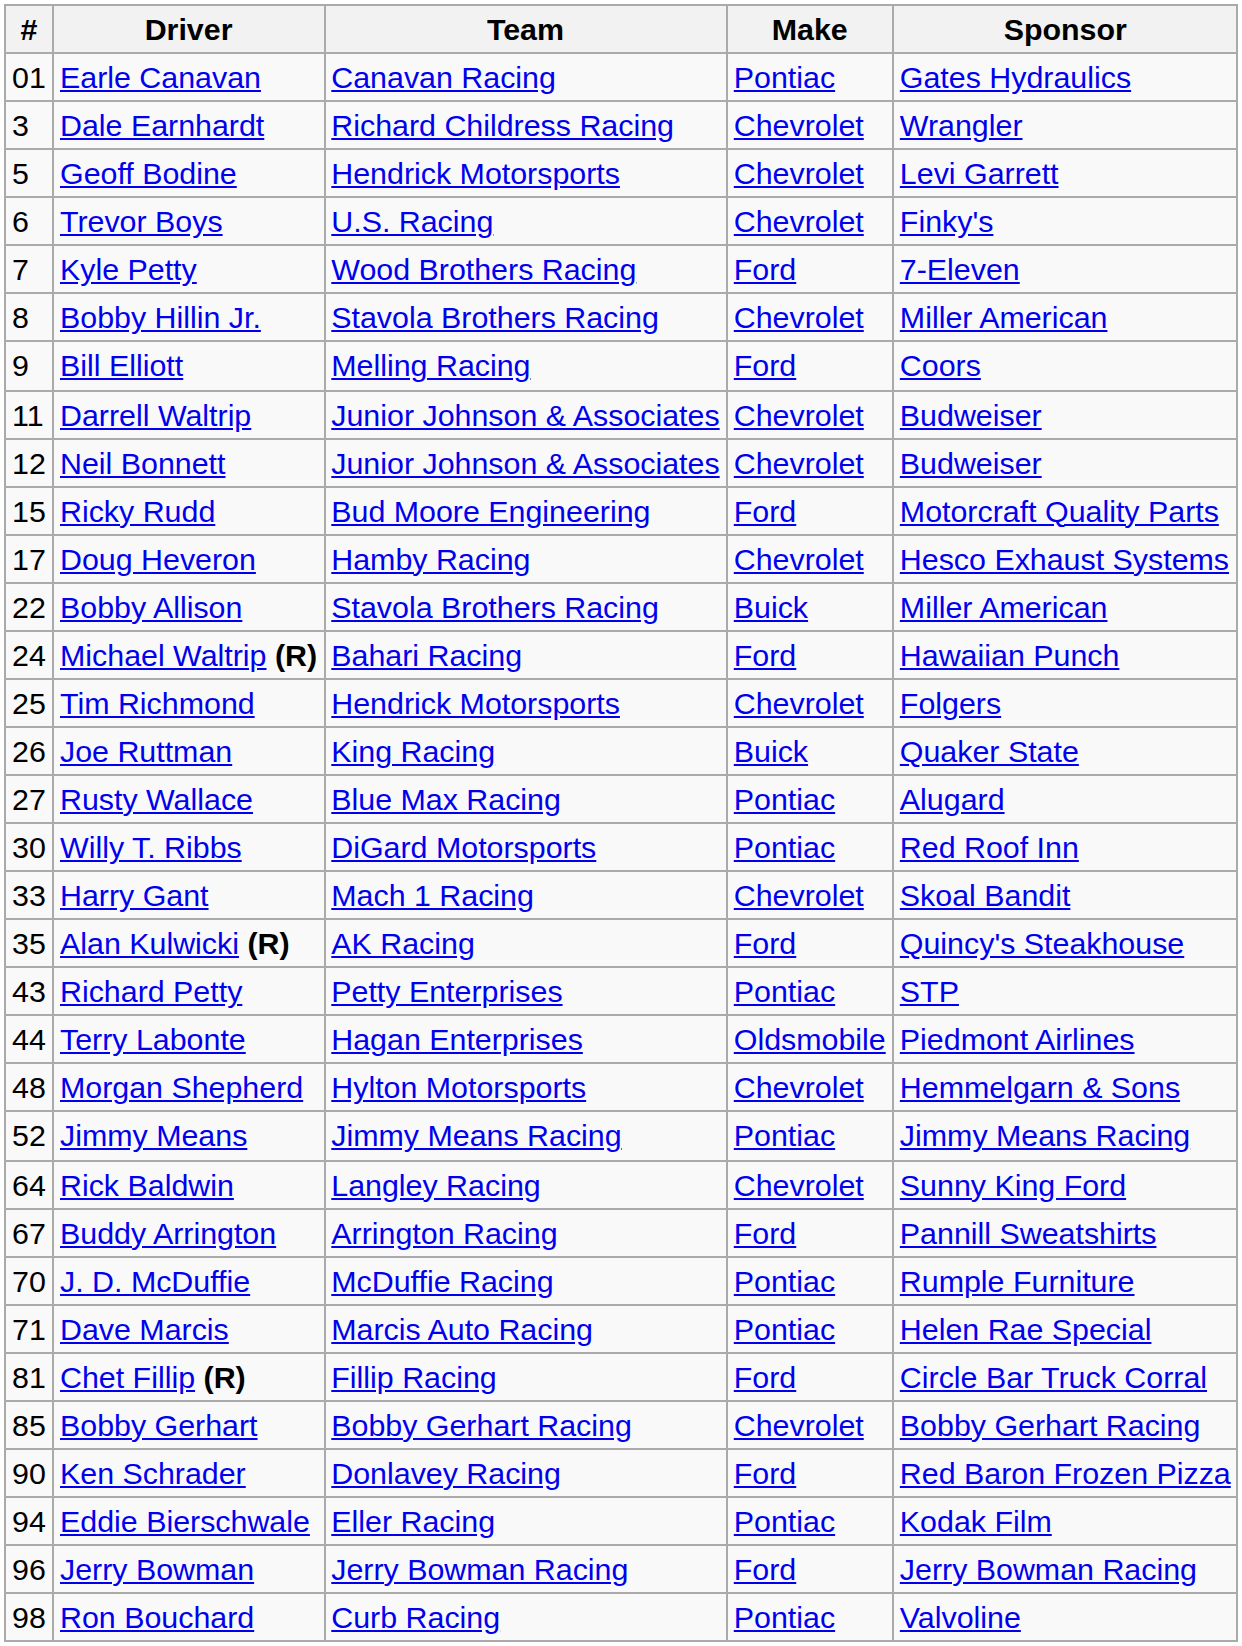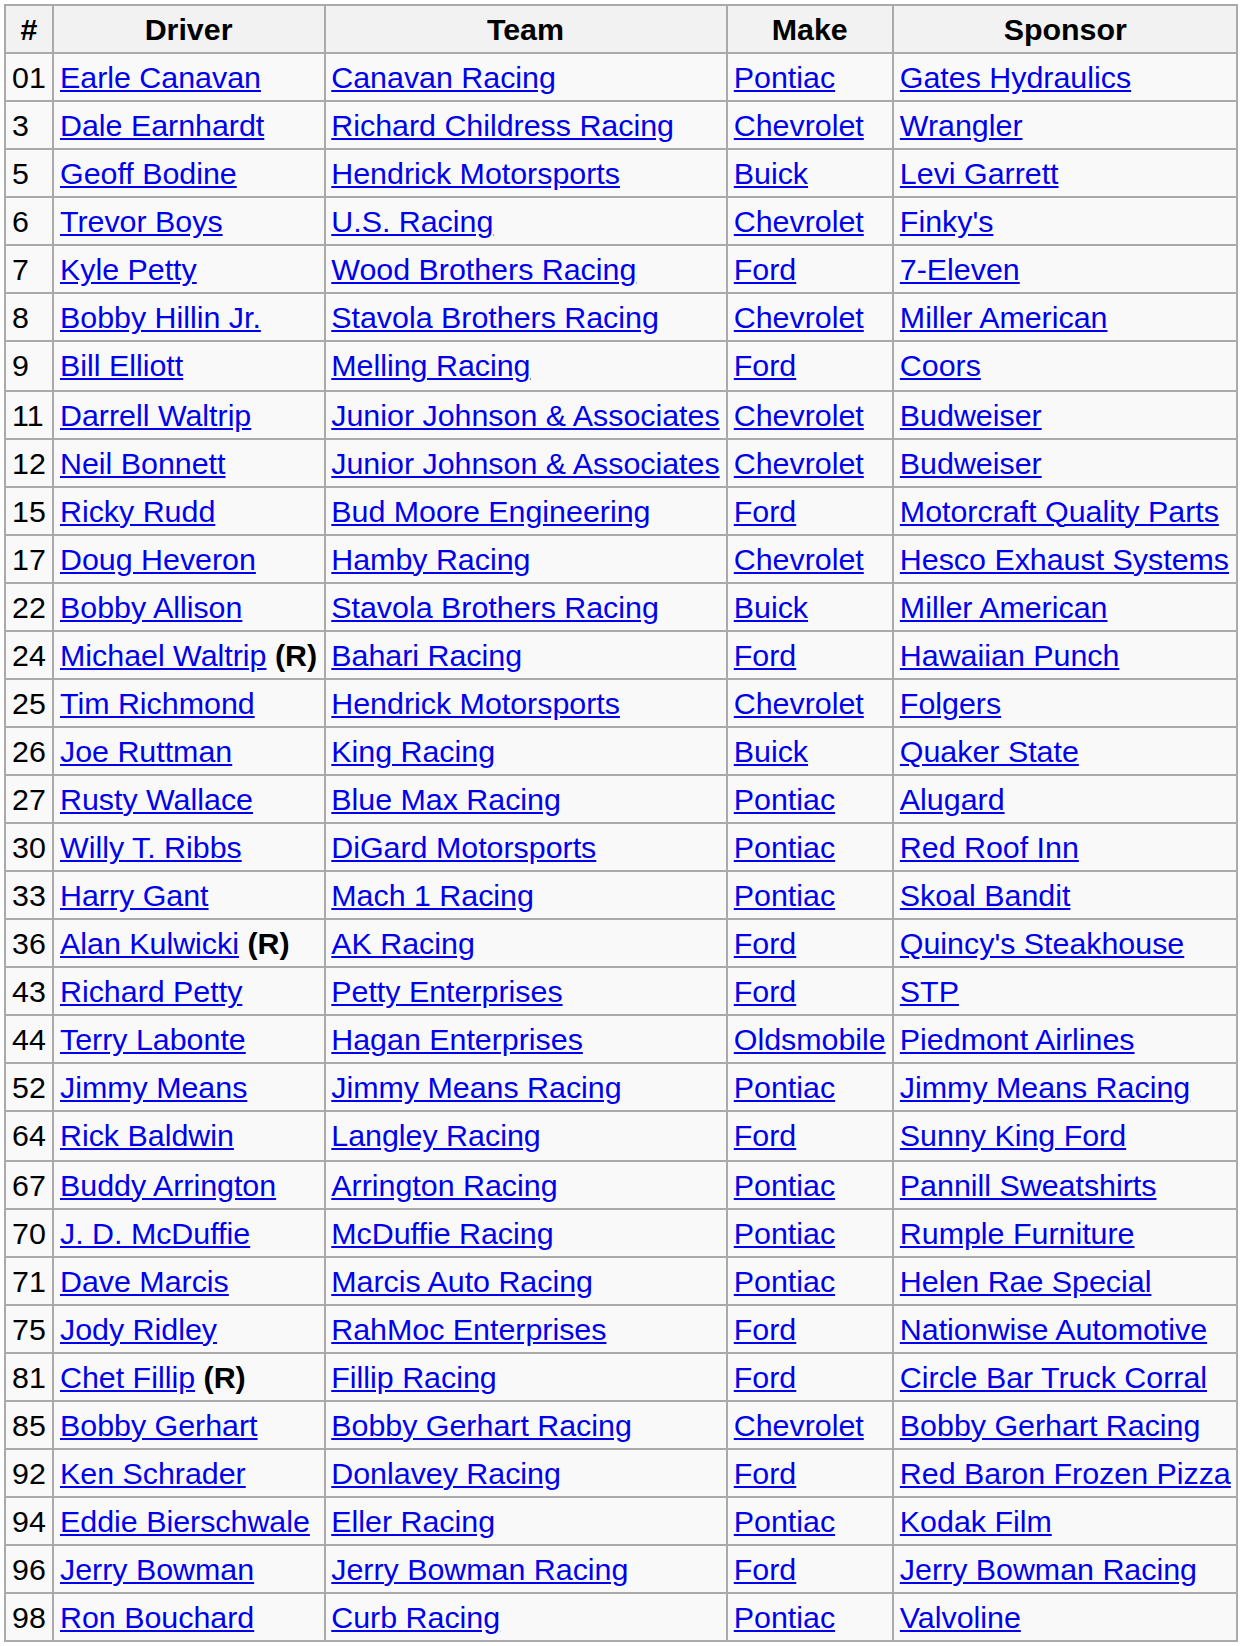(799, 174) Chevrolet -> (771, 174) Buick
(799, 896) Chevrolet -> (784, 896) Pontiac
(29, 944) 35 -> (29, 944) 36
(784, 992) Pontiac -> (765, 992) Ford
- row: (182, 1088)
(799, 1184) Chevrolet -> (765, 1136) Ford
(765, 1232) Ford -> (784, 1184) Pontiac
+ row: (139, 1329)
(29, 1473) 90 -> (29, 1473) 92
